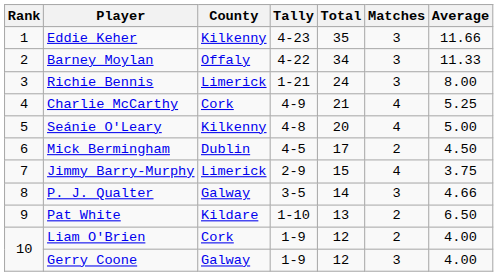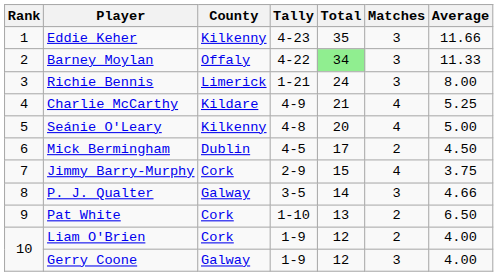(341, 60) no background -> (341, 60) lightgreen background
(217, 105) Cork -> (230, 105) Kildare
(234, 171) Limerick -> (217, 171) Cork
(230, 216) Kildare -> (217, 216) Cork
